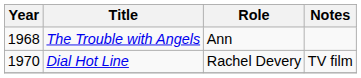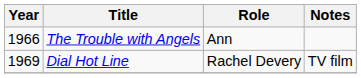(24, 38) 1968 -> (24, 38) 1966
(24, 61) 1970 -> (24, 61) 1969
